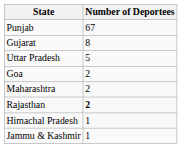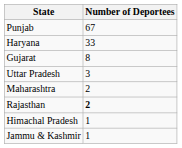+ row: (23, 43)
(88, 58) 5 -> (88, 74) 3
- row: (15, 74)
